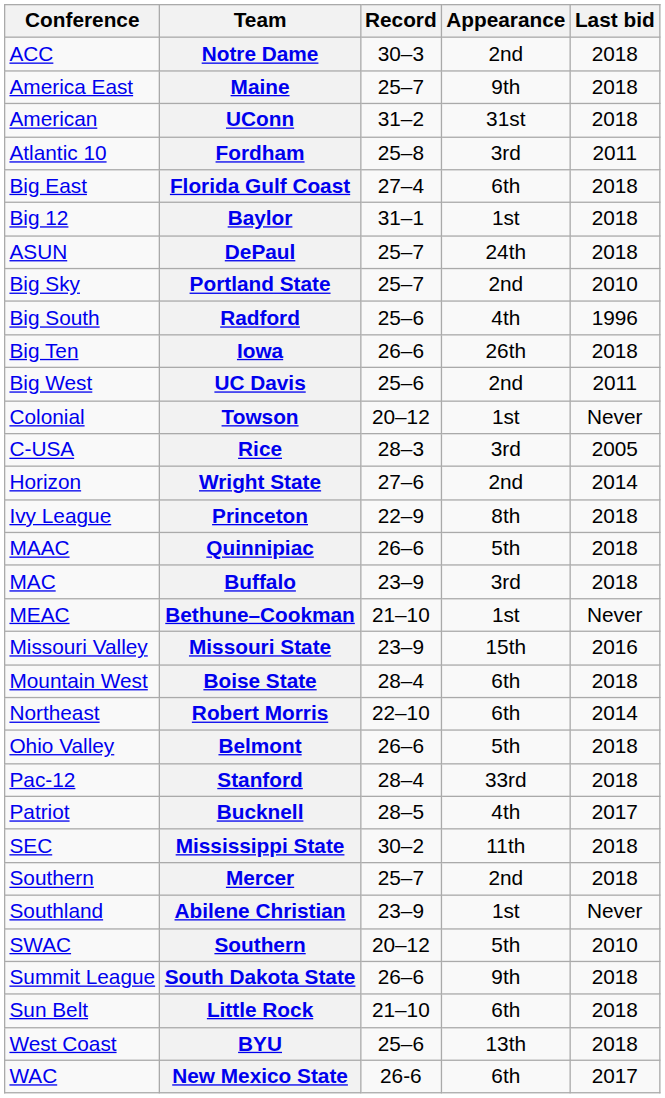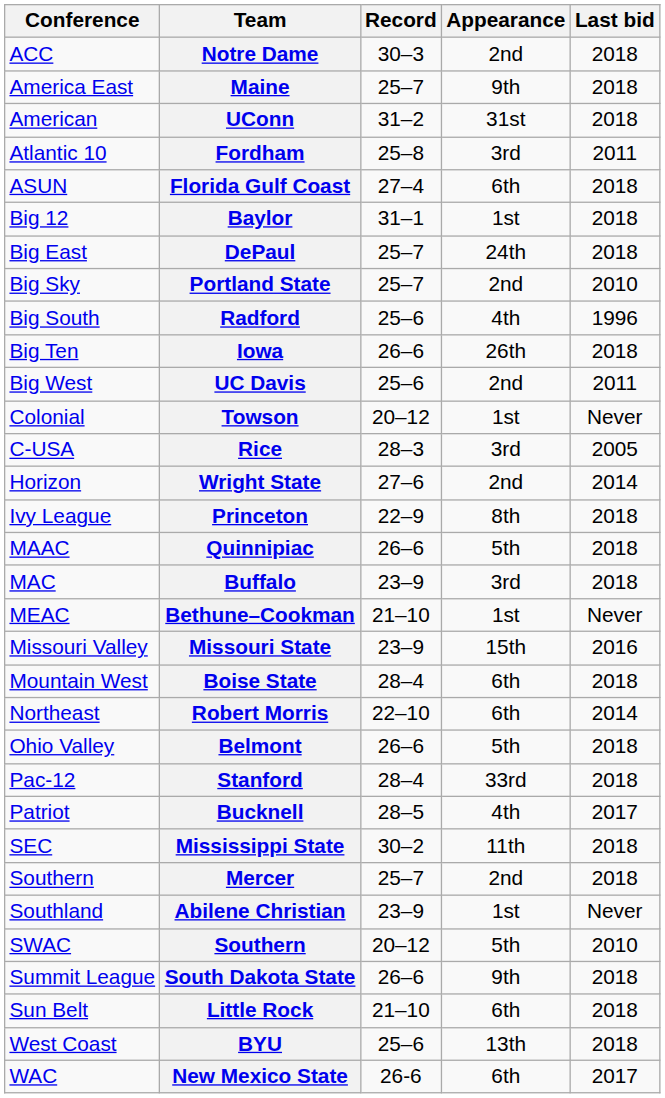(48, 185) Big East -> (38, 185) ASUN
(38, 251) ASUN -> (48, 251) Big East
